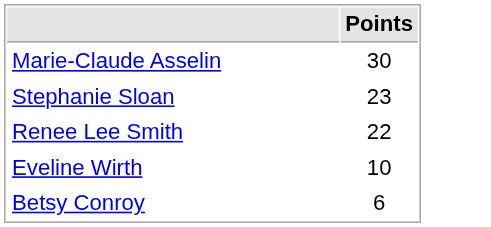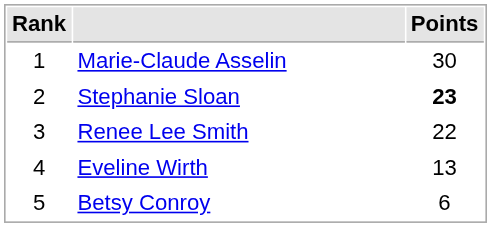+ column: (39, 24)
(379, 97) normal -> (445, 97) bold
(379, 167) 10 -> (445, 167) 13
